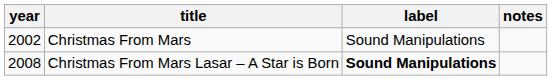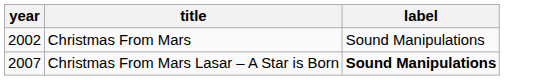- column: (523, 16)
(24, 63) 2008 -> (24, 63) 2007
